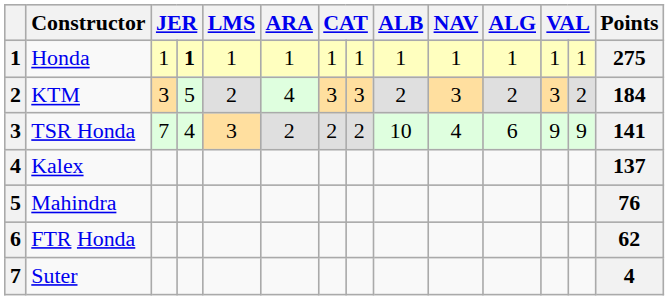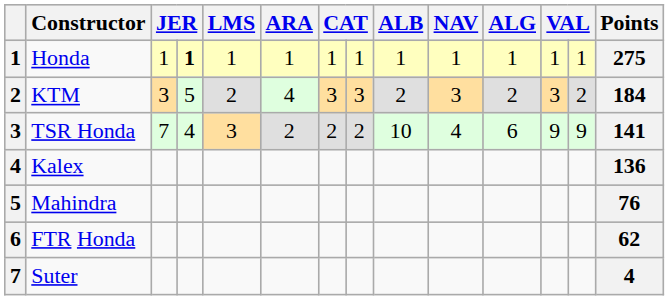(629, 166) 137 -> (629, 166) 136
